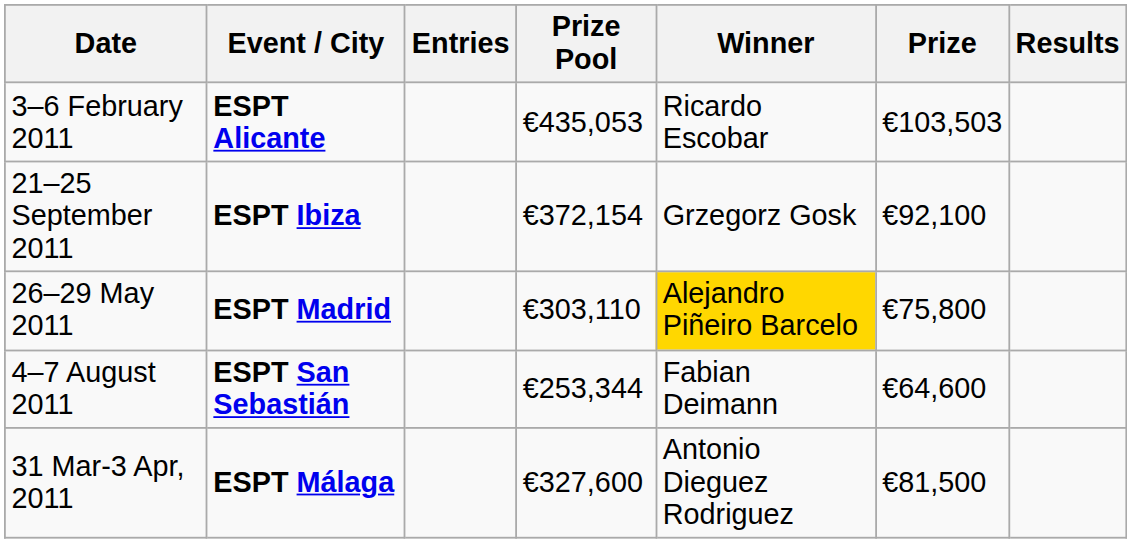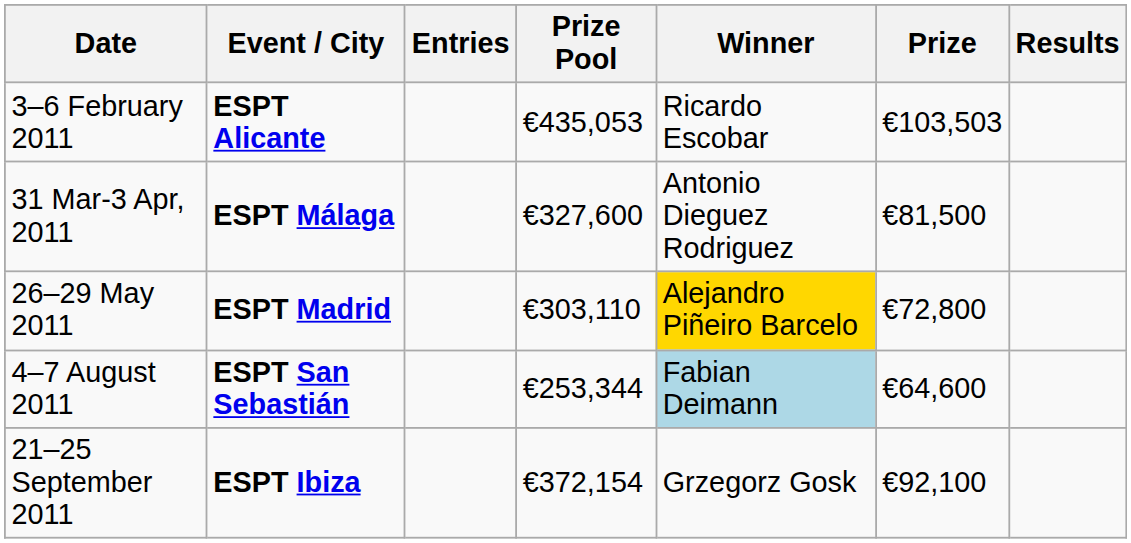rows swapped: (98, 482) <-> (82, 215)
(934, 310) €75,800 -> (934, 310) €72,800
(720, 388) no background -> (720, 388) lightblue background
